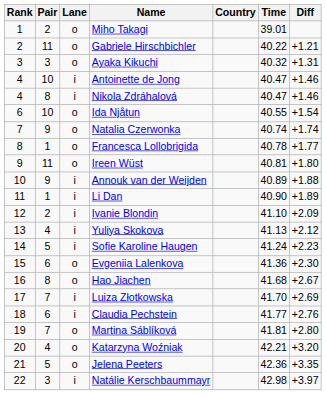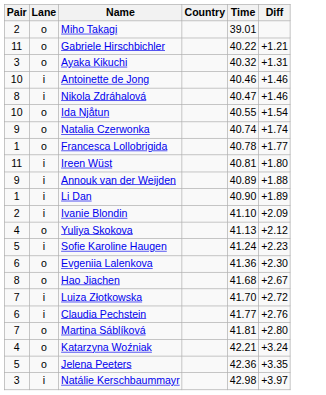- column: (20, 12)
(274, 79) 40.47 -> (243, 79) 40.46
(75, 163) o -> (44, 163) i
(75, 230) i -> (44, 230) o
(305, 297) +2.69 -> (275, 297) +2.72
(305, 347) +3.20 -> (275, 347) +3.24
